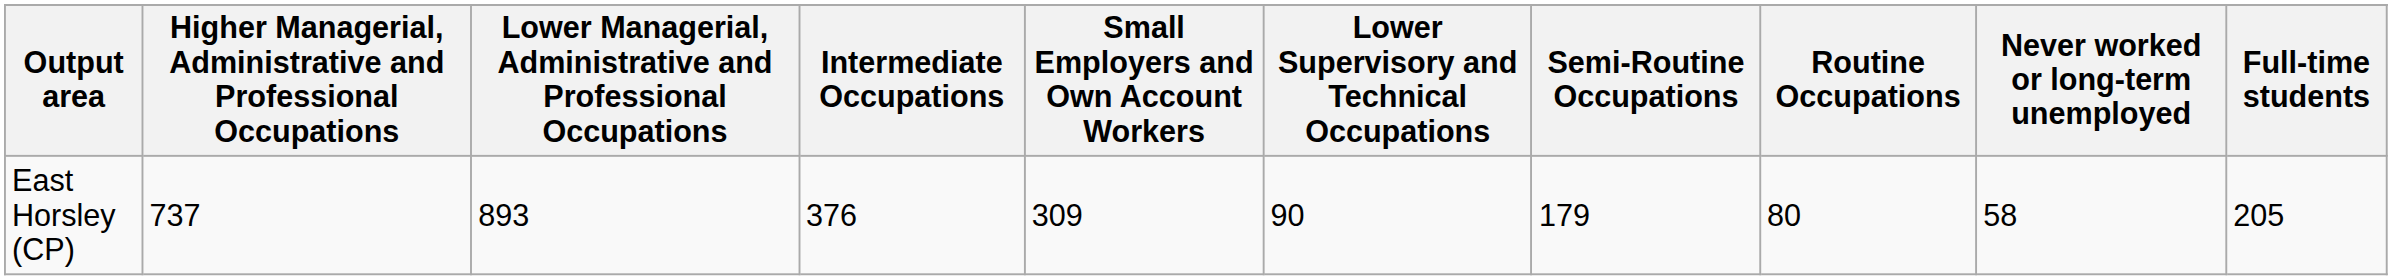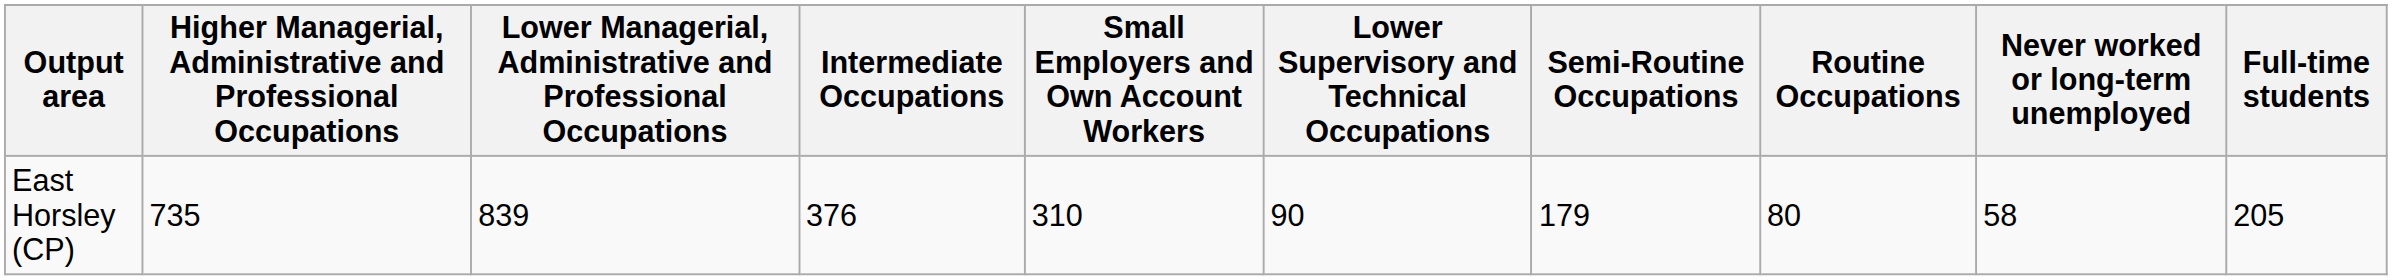(175, 214) 737 -> (175, 214) 735
(504, 214) 893 -> (504, 214) 839
(1057, 214) 309 -> (1057, 214) 310
